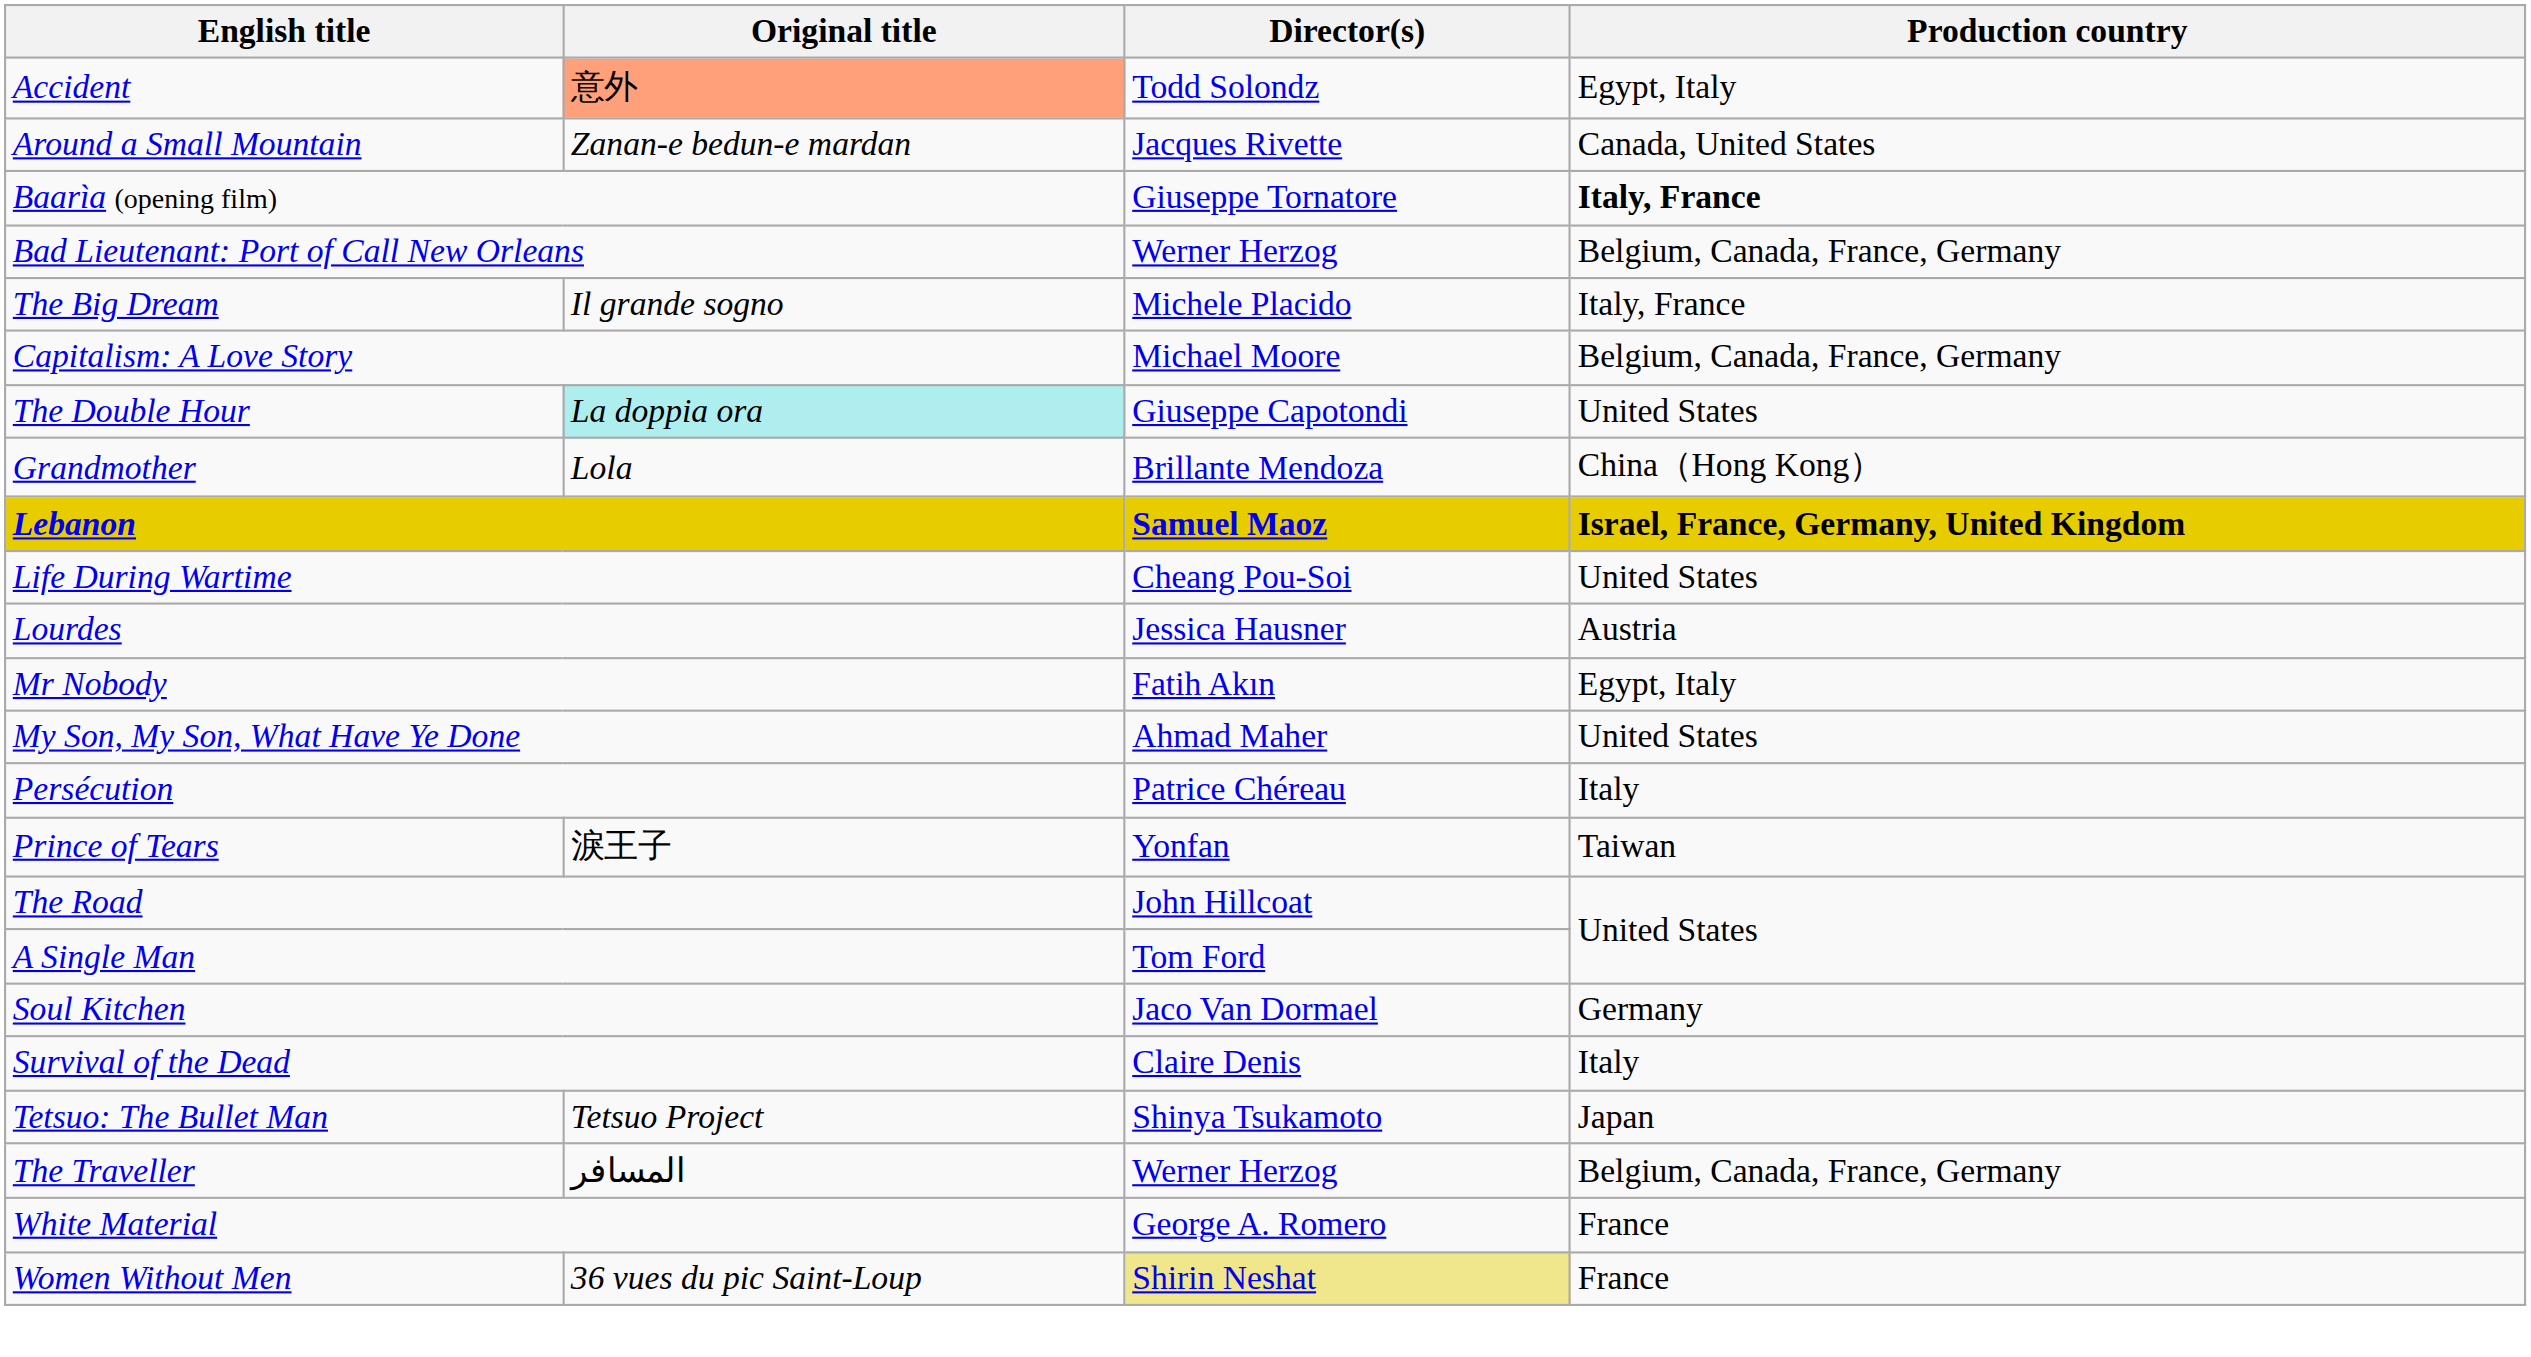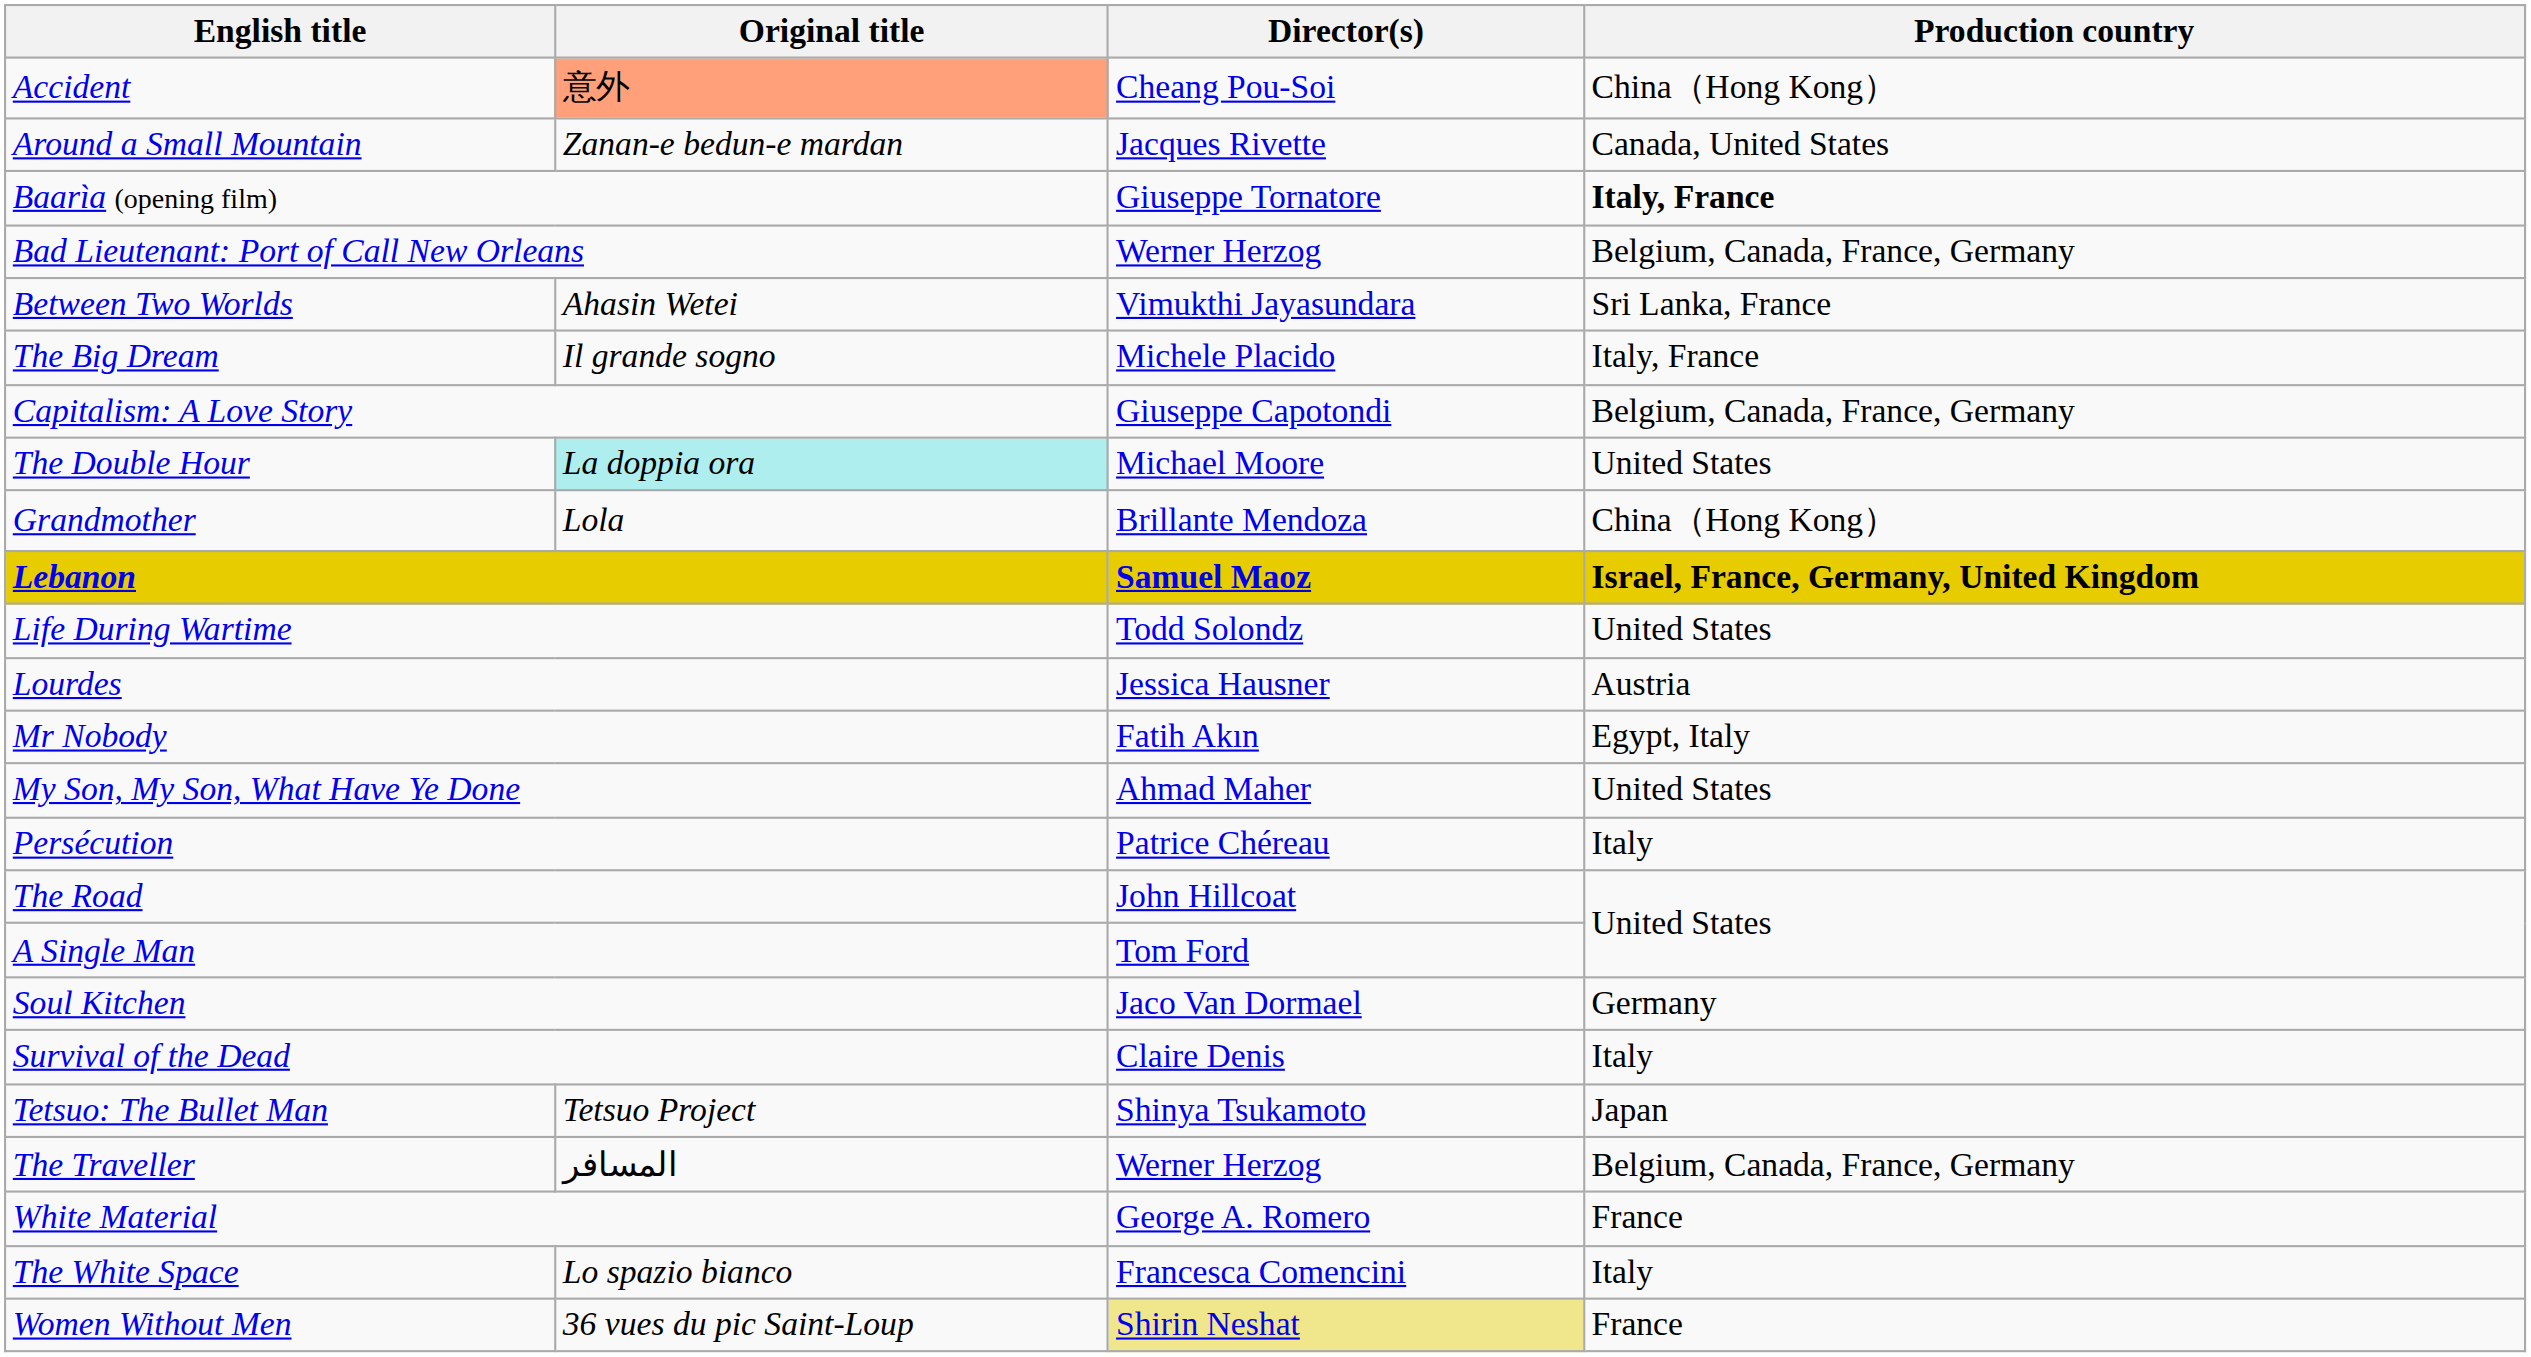(1226, 87) Todd Solondz -> (1226, 87) Cheang Pou-Soi
(1657, 87) Egypt, Italy -> (1744, 86) China（Hong Kong）
+ row: (153, 303)
(1236, 357) Michael Moore -> (1254, 410) Giuseppe Capotondi
(1270, 410) Giuseppe Capotondi -> (1220, 463) Michael Moore
(1242, 576) Cheang Pou-Soi -> (1210, 629) Todd Solondz
- row: (116, 846)
+ row: (126, 1271)
